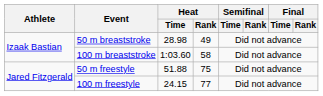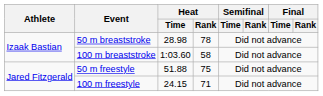(206, 40) 49 -> (206, 40) 78
(206, 84) 77 -> (206, 84) 71
